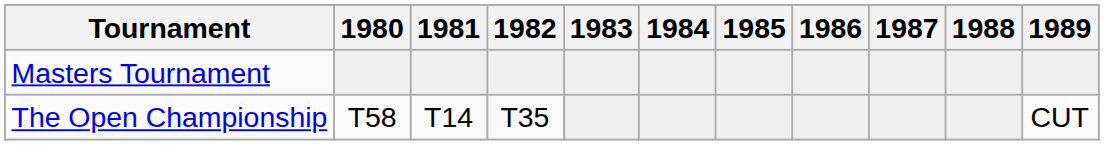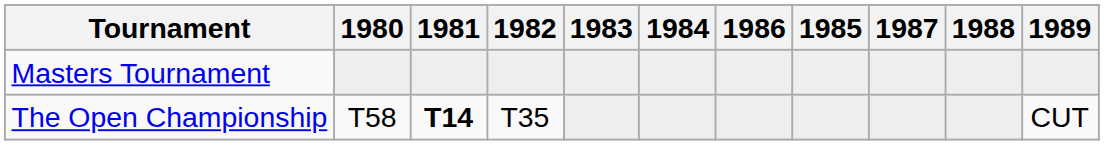columns swapped: (754, 28) <-> (831, 28)
(449, 118) normal -> (449, 118) bold
